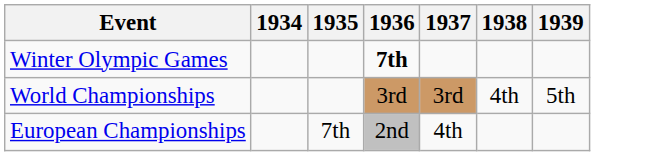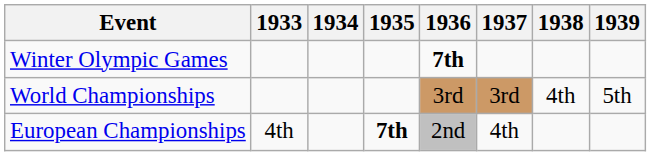+ column: (279, 22)
(335, 131) normal -> (392, 131) bold
